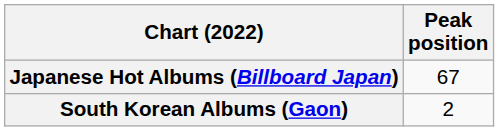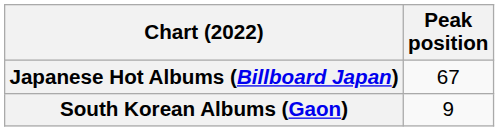(448, 109) 2 -> (448, 109) 9
